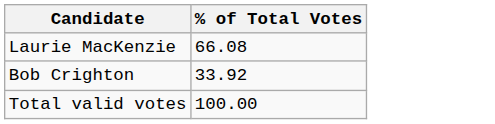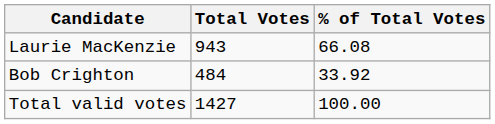+ column: (252, 19)
